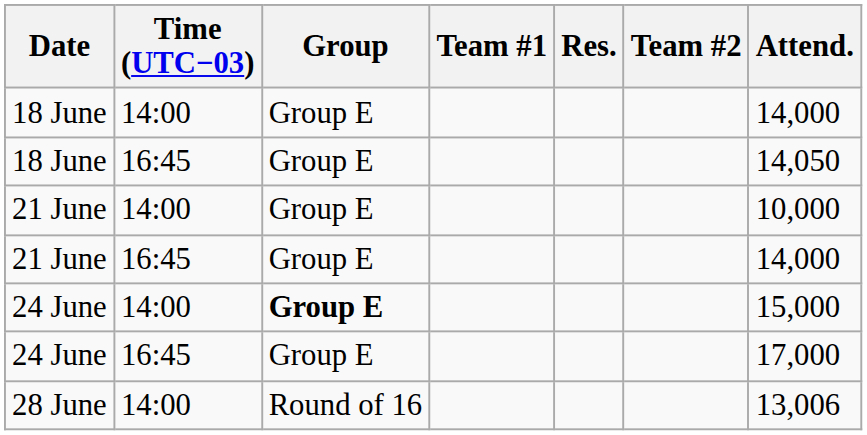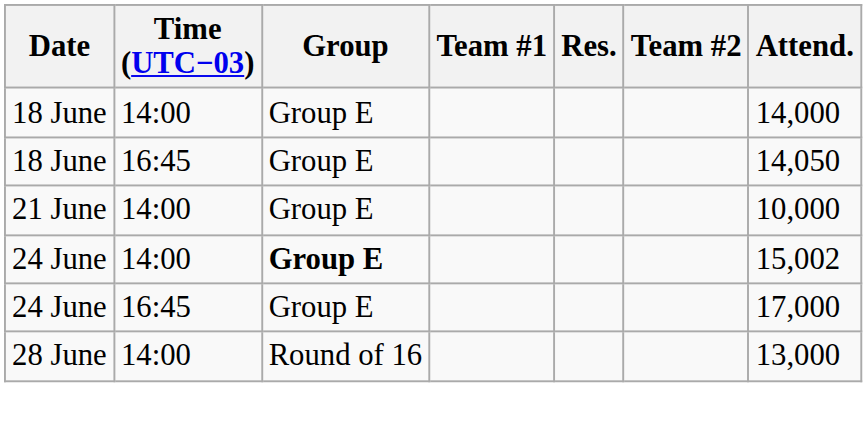- row: (59, 258)
(798, 307) 15,000 -> (798, 258) 15,002
(798, 404) 13,006 -> (798, 355) 13,000
